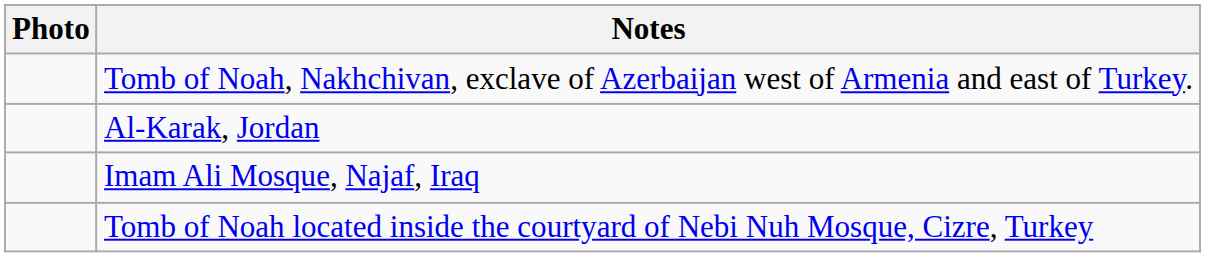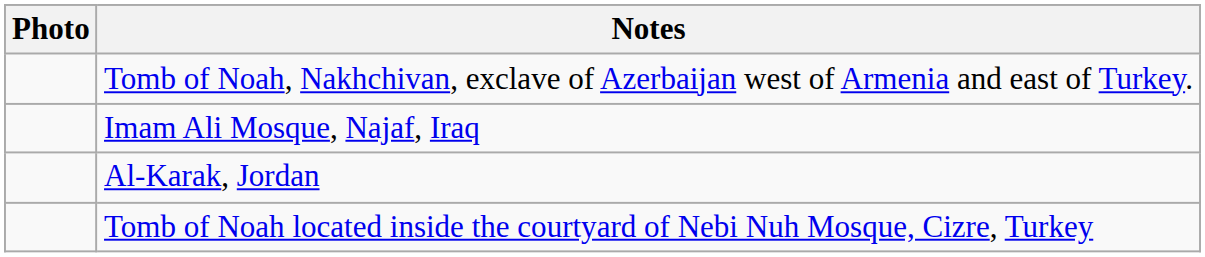rows swapped: (292, 176) <-> (212, 127)
